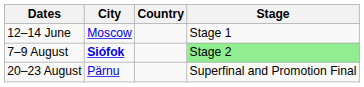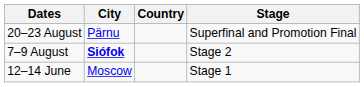rows swapped: (39, 33) <-> (44, 71)
(211, 52) lightgreen background -> (211, 52) no background
